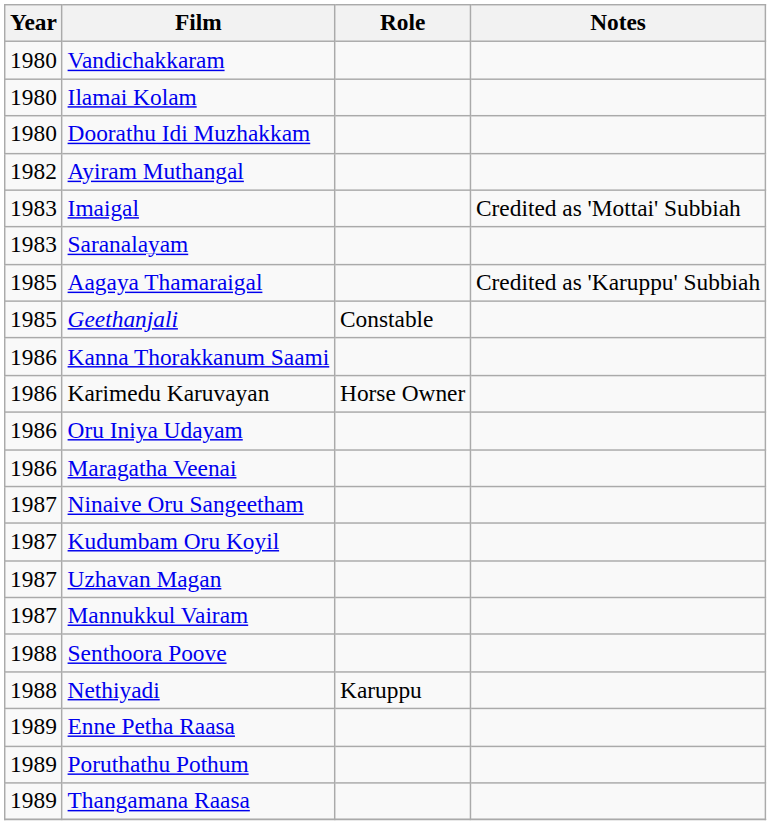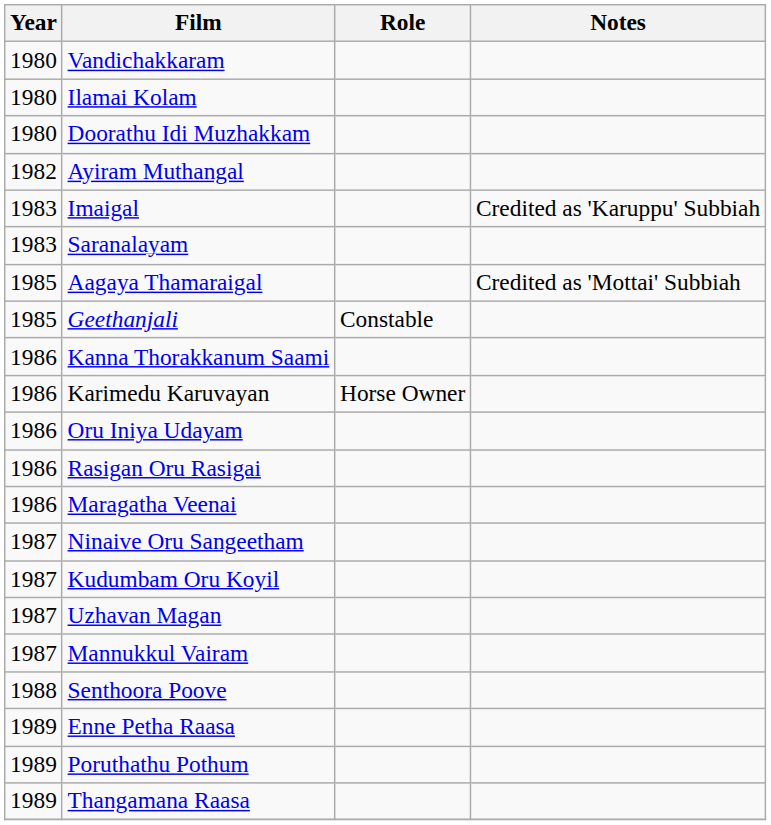(608, 208) Credited as 'Mottai' Subbiah -> (618, 208) Credited as 'Karuppu' Subbiah
(618, 282) Credited as 'Karuppu' Subbiah -> (608, 282) Credited as 'Mottai' Subbiah
+ row: (164, 467)
- row: (114, 689)
